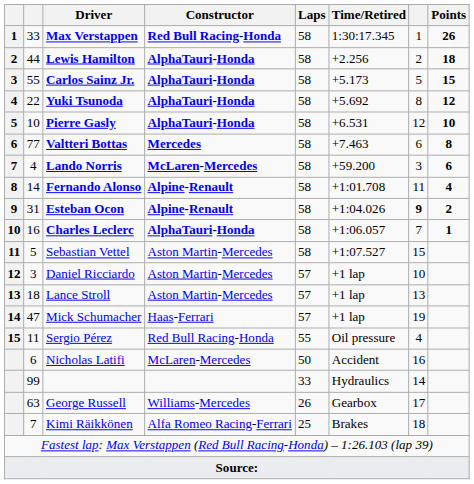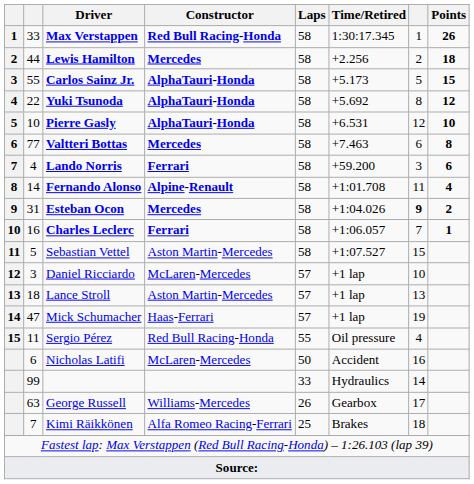(201, 57) AlphaTauri-Honda -> (174, 57) Mercedes
(202, 165) McLaren-Mercedes -> (168, 165) Ferrari
(190, 208) Alpine-Renault -> (174, 208) Mercedes
(201, 230) AlphaTauri-Honda -> (168, 230) Ferrari
(210, 273) Aston Martin-Mercedes -> (199, 273) McLaren-Mercedes
